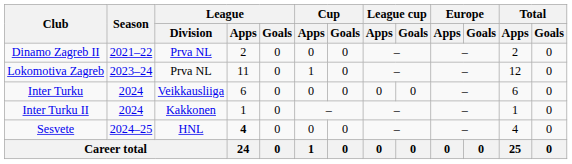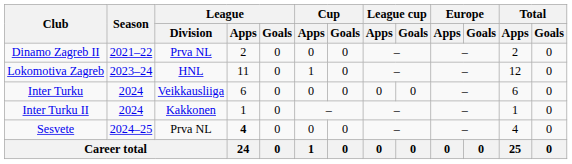(191, 71) Prva NL -> (191, 71) HNL
(191, 129) HNL -> (191, 129) Prva NL
